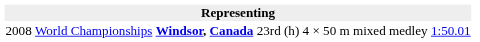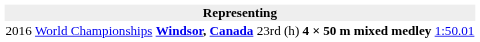(19, 30) 2008 -> (19, 30) 2016
(365, 30) normal -> (367, 30) bold
